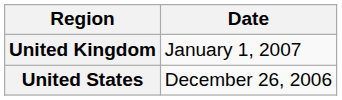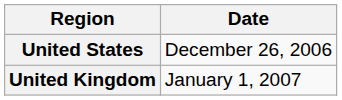rows swapped: (82, 79) <-> (82, 49)
